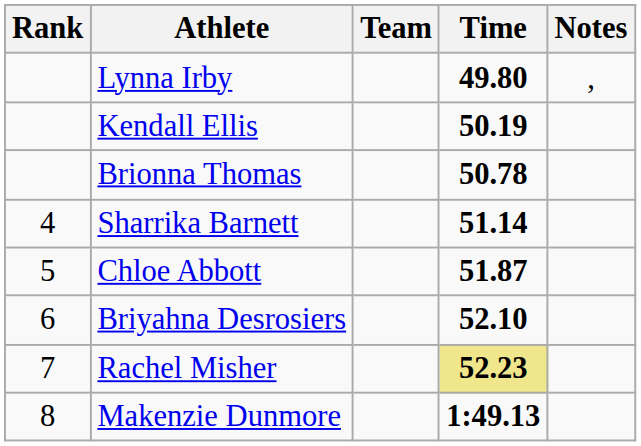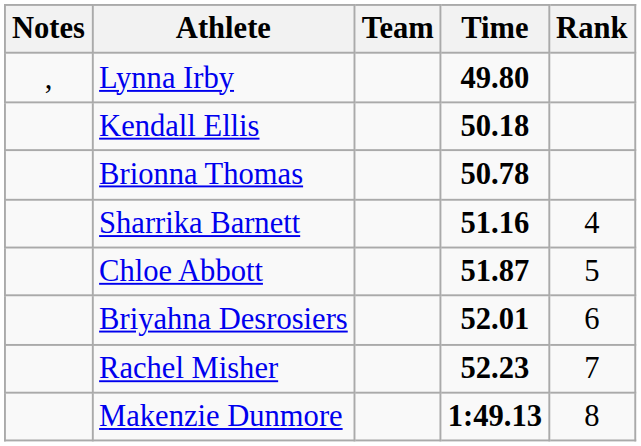columns swapped: (48, 28) <-> (591, 28)
(493, 125) 50.19 -> (495, 125) 50.18
(493, 222) 51.14 -> (495, 222) 51.16
(493, 319) 52.10 -> (495, 319) 52.01
(493, 367) khaki background -> (495, 367) no background
